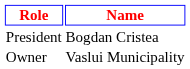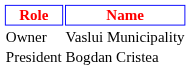rows swapped: (26, 57) <-> (34, 36)
